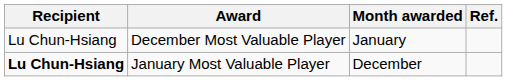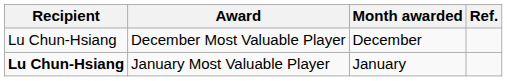(379, 40) January -> (387, 40) December
(387, 64) December -> (379, 64) January
